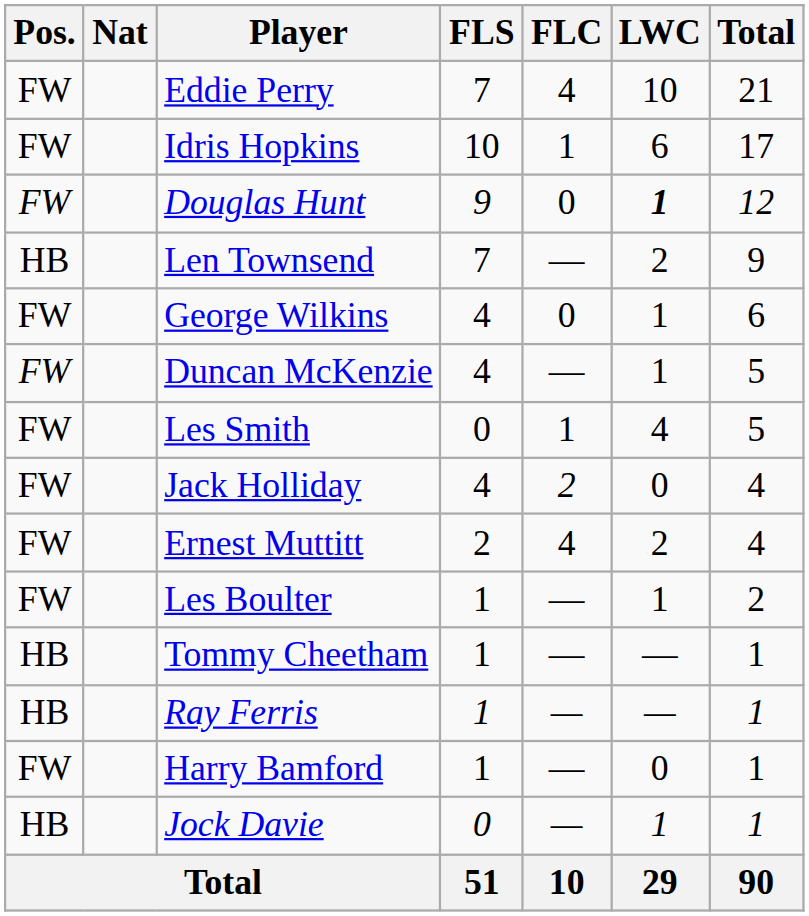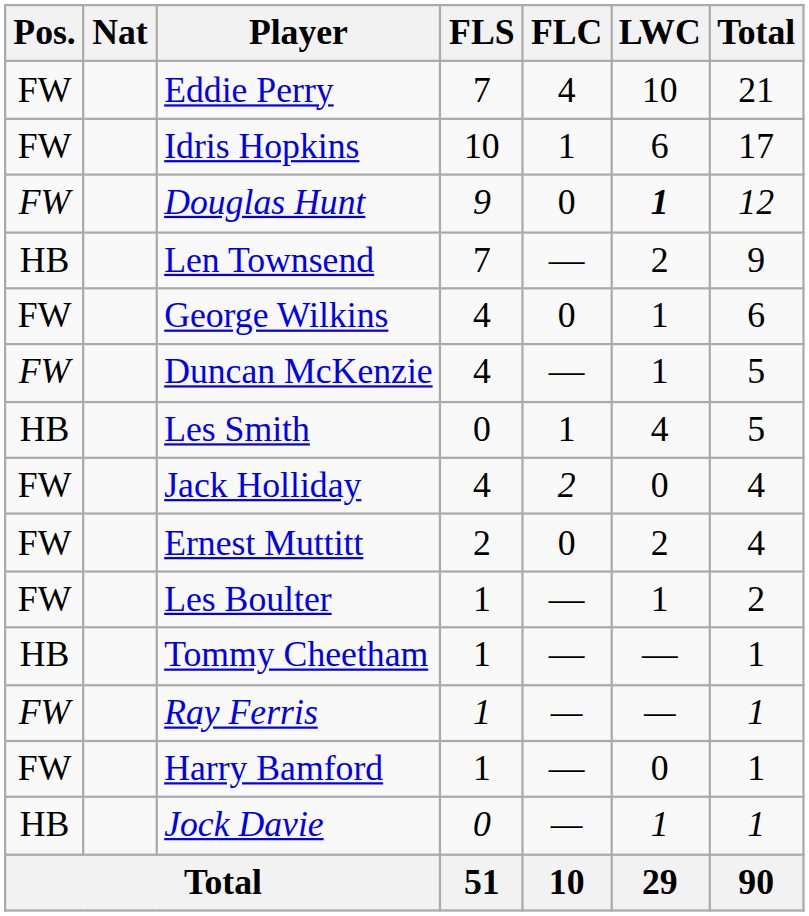(45, 428) FW -> (45, 428) HB
(567, 542) 4 -> (567, 542) 0
(45, 711) HB -> (45, 711) FW
